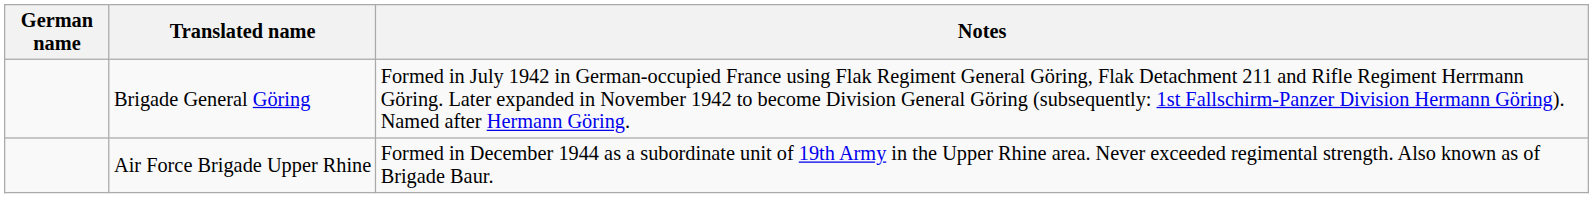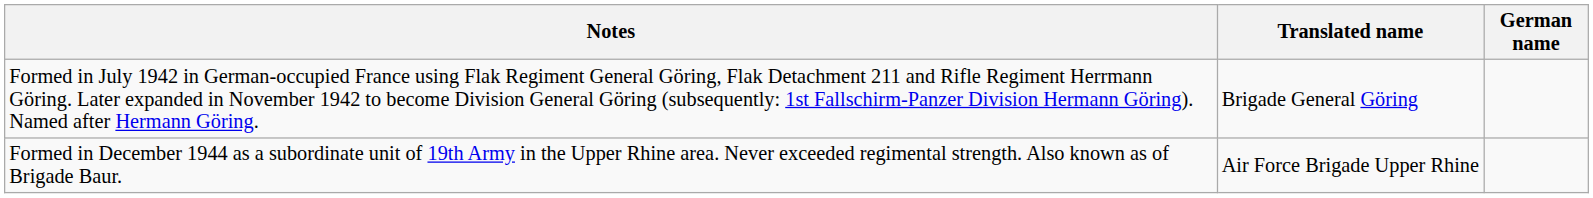columns swapped: (57, 32) <-> (982, 32)
